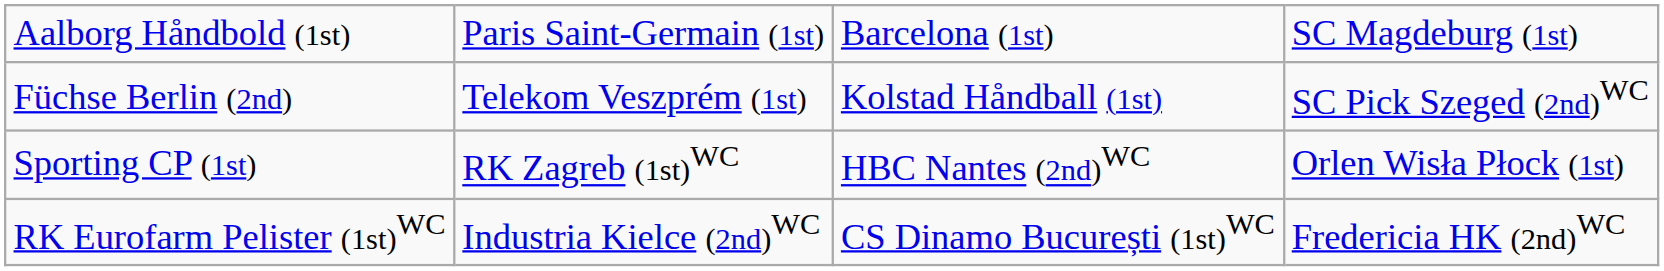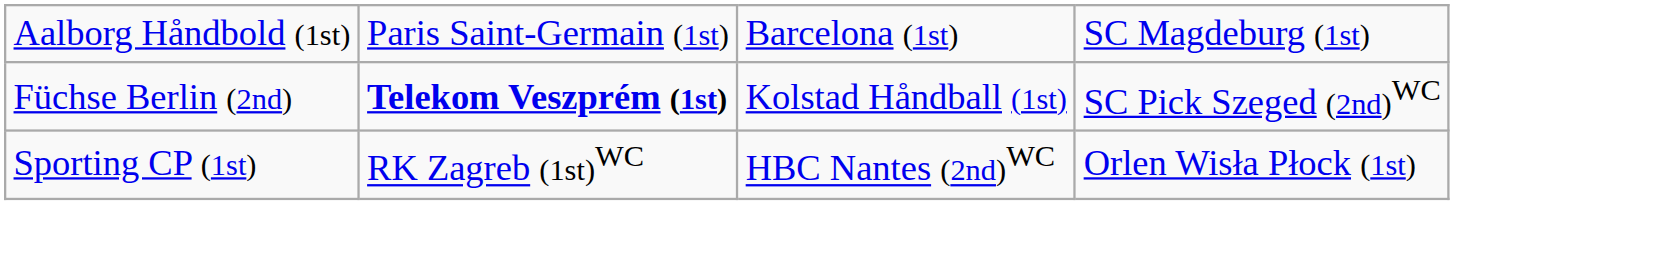(634, 96) normal -> (547, 96) bold
- row: (230, 231)
